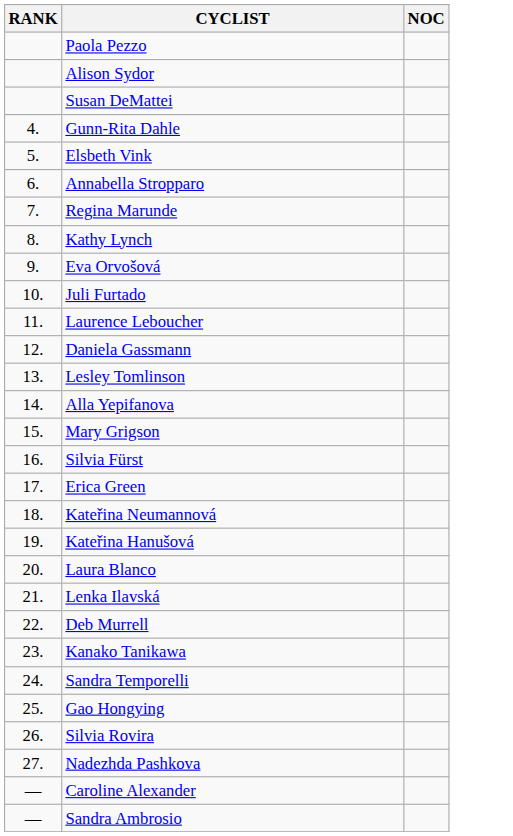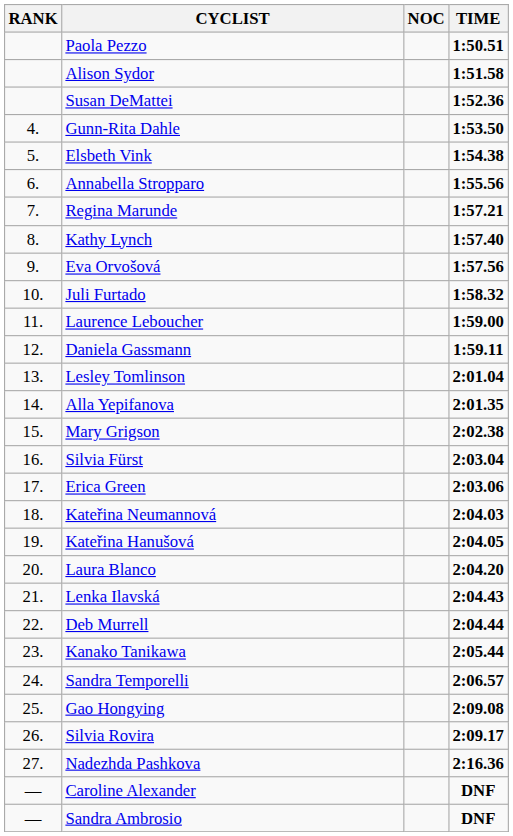+ column: (478, 18)
